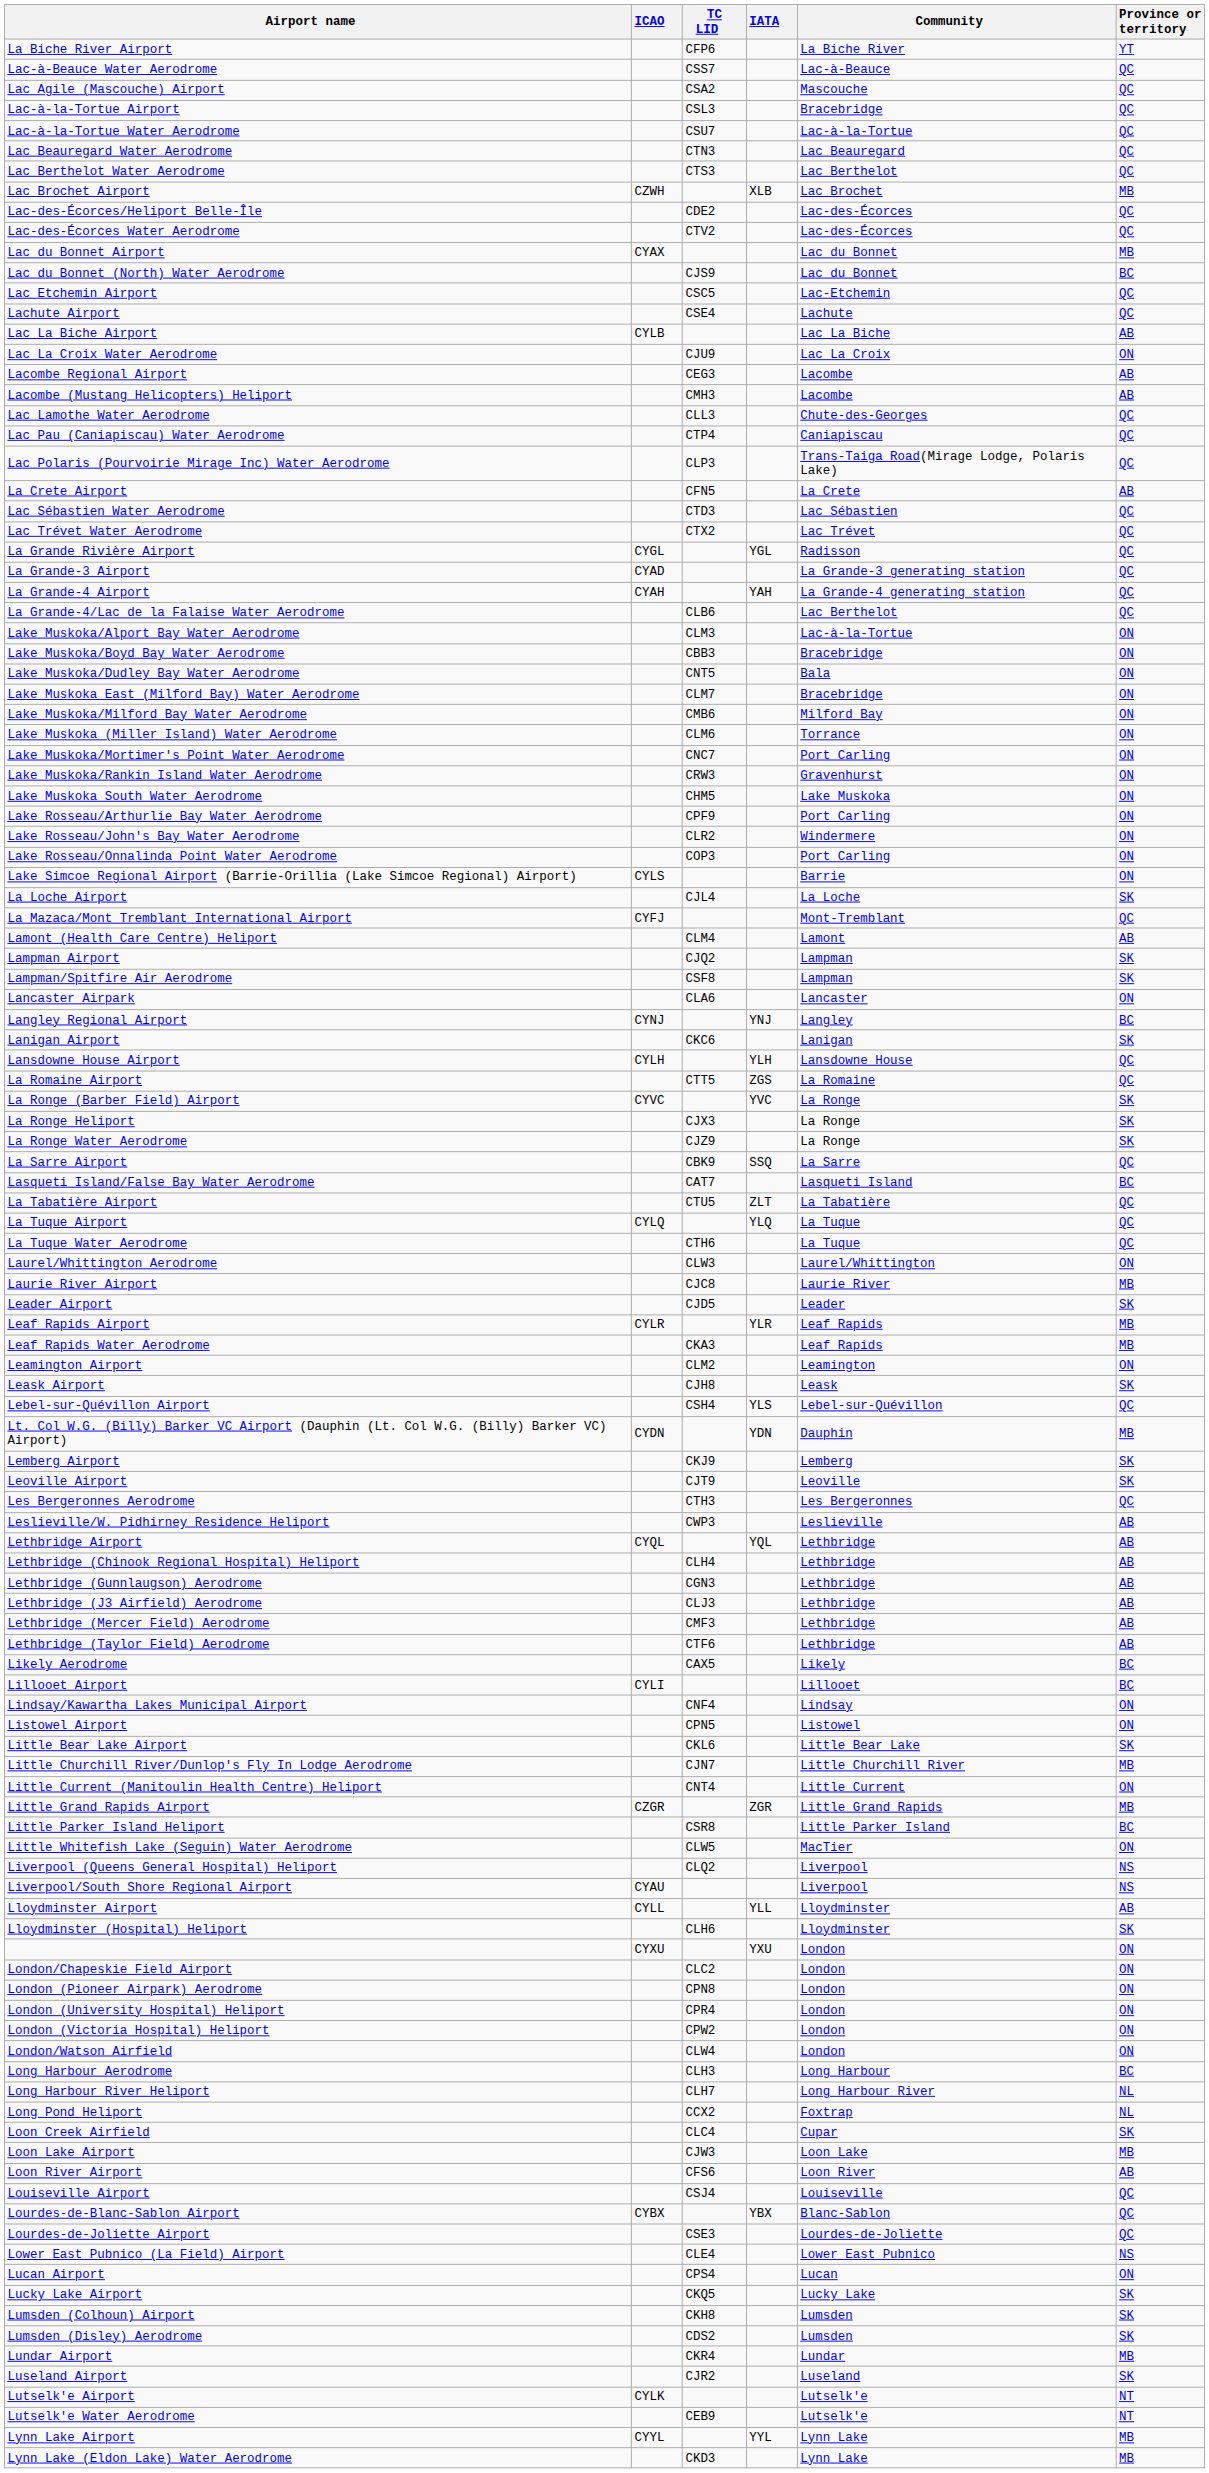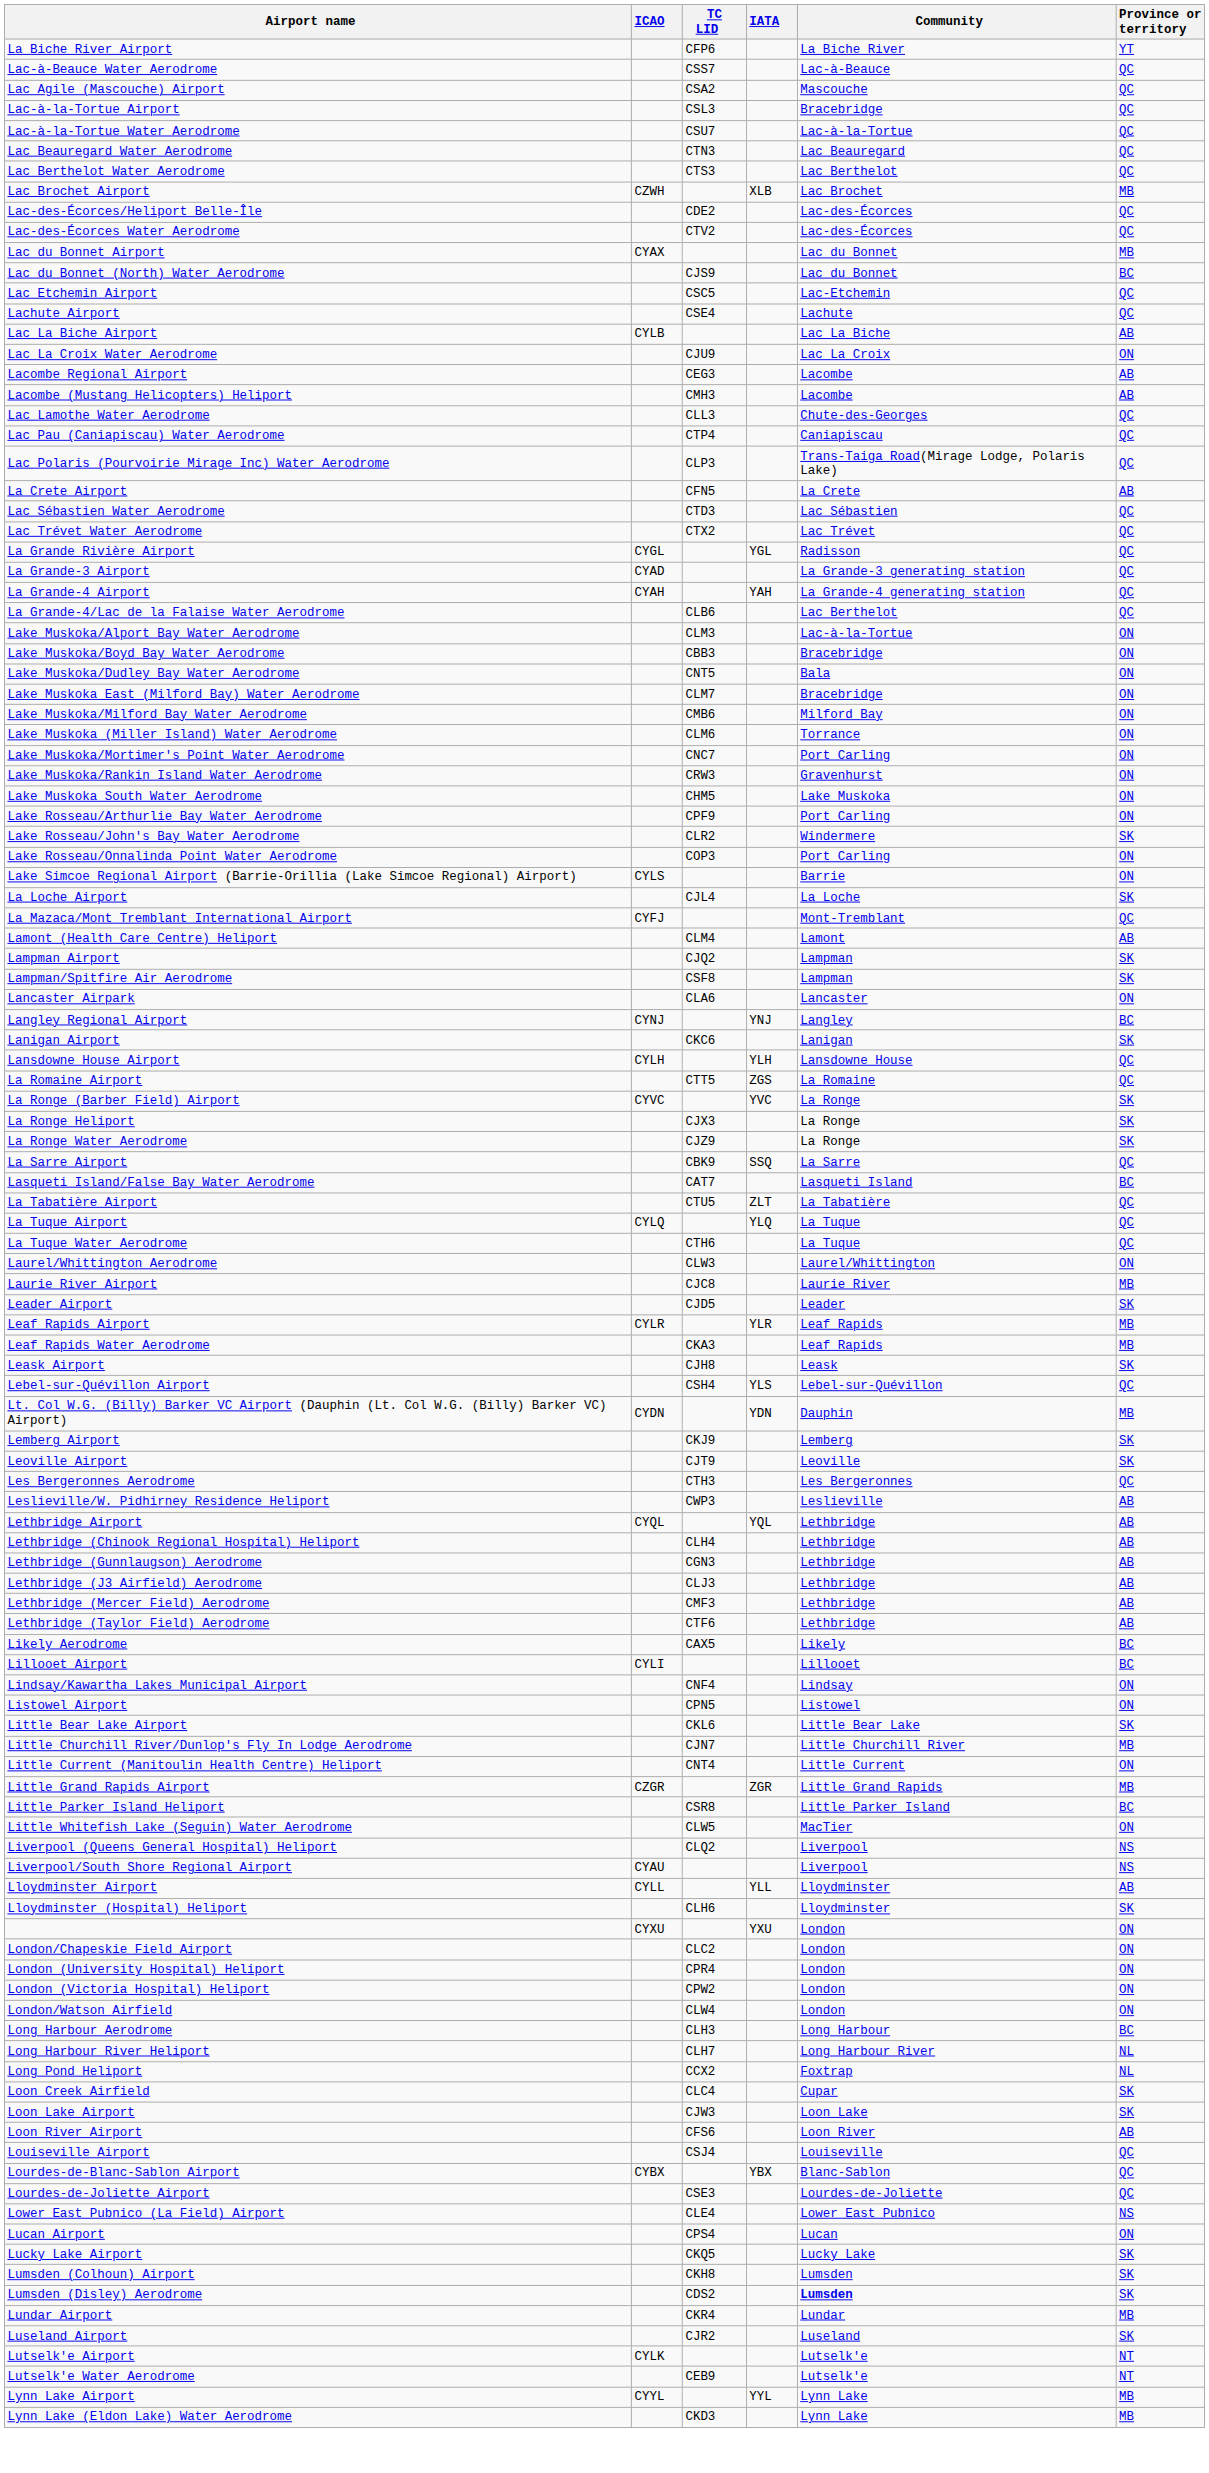(1127, 837) ON -> (1127, 837) SK
- row: (75, 1366)
- row: (135, 1990)
(1127, 2153) MB -> (1127, 2112) SK
(826, 2336) normal -> (826, 2295) bold
